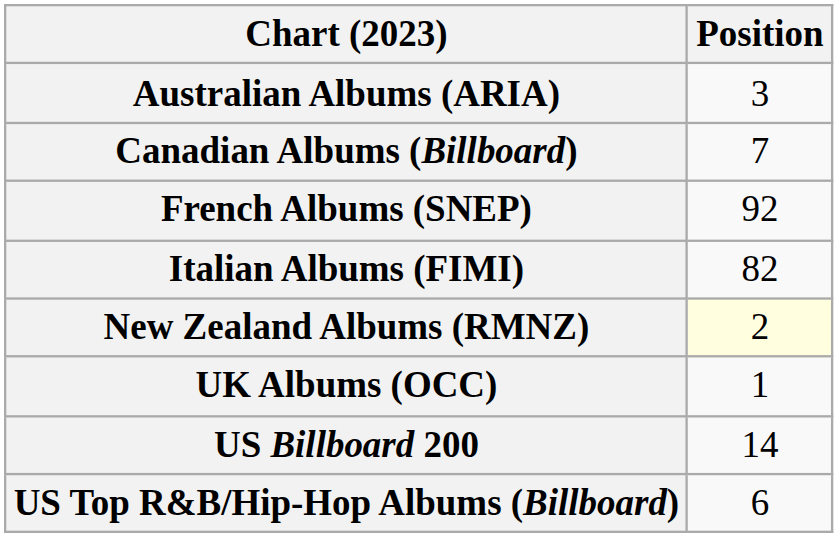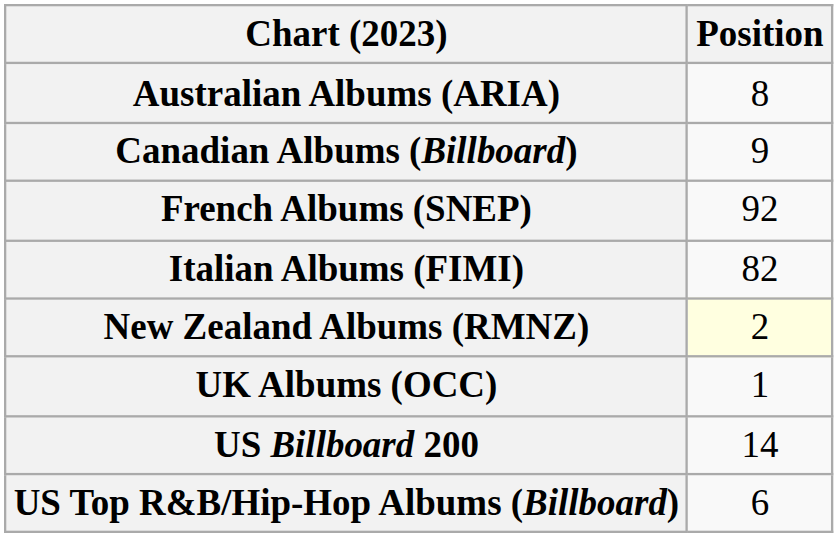(760, 92) 3 -> (760, 92) 8
(760, 151) 7 -> (760, 151) 9
